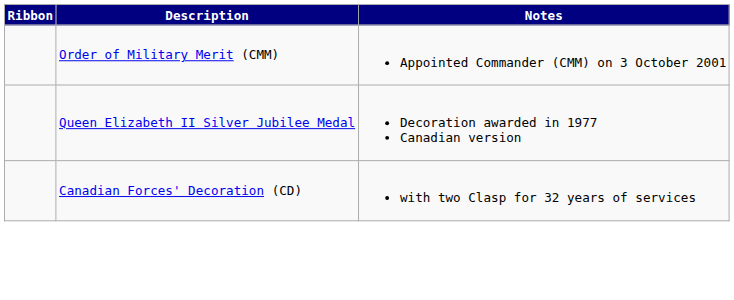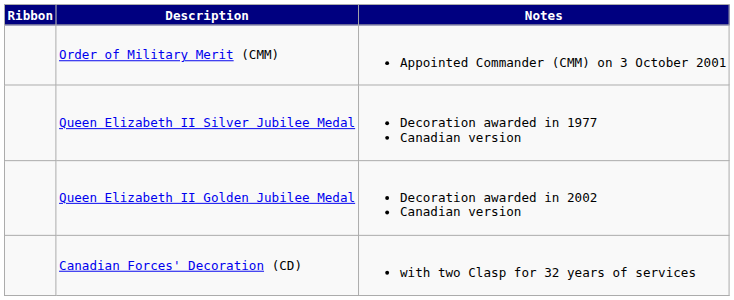+ row: (207, 198)
